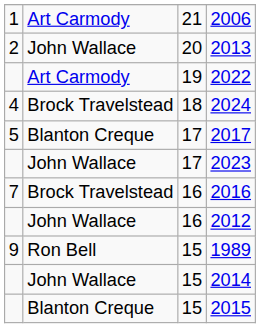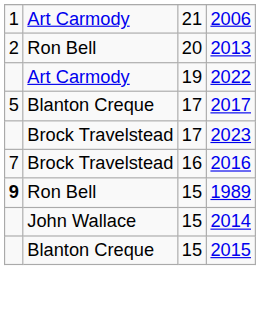(82, 47) John Wallace -> (62, 47) Ron Bell
- row: (231, 105)
(82, 163) John Wallace -> (100, 134) Brock Travelstead
- row: (231, 221)
(14, 250) normal -> (14, 192) bold
